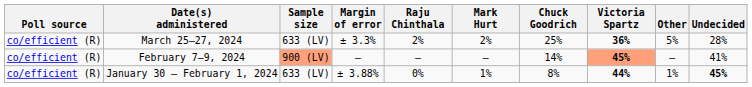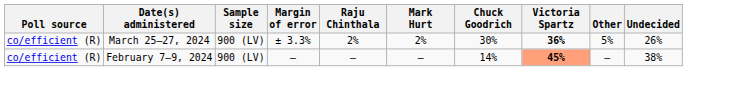(306, 41) 633 (LV) -> (241, 41) 900 (LV)
(553, 41) 25% -> (488, 41) 30%
(718, 41) 28% -> (653, 41) 26%
(306, 57) lightsalmon background -> (241, 57) no background
(718, 57) 41% -> (653, 57) 38%
- row: (192, 74)
